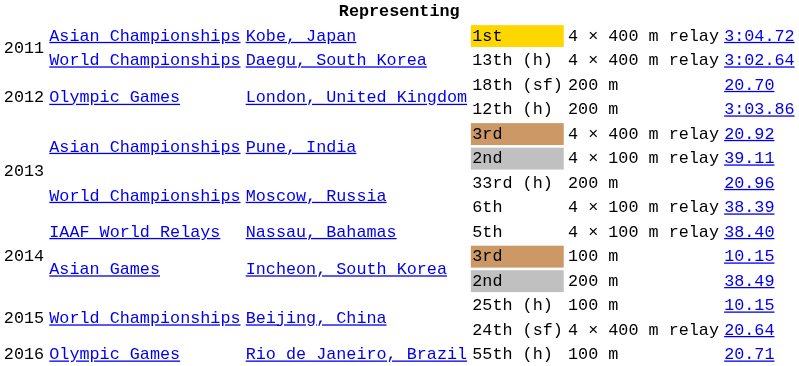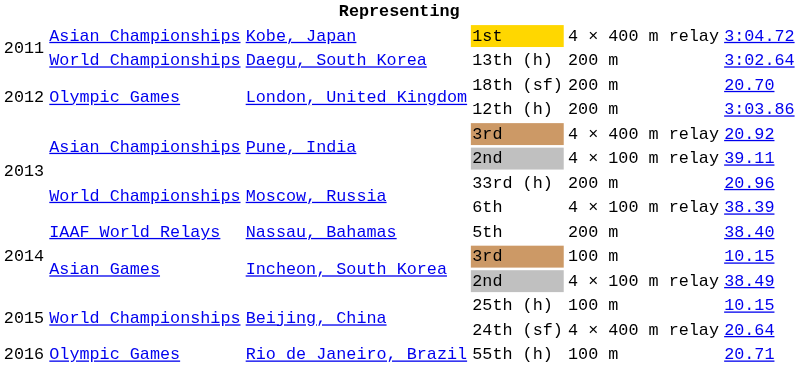(643, 61) 4 × 400 m relay -> (593, 61) 200 m
(643, 232) 4 × 100 m relay -> (593, 232) 200 m
(593, 281) 200 m -> (643, 281) 4 × 100 m relay
